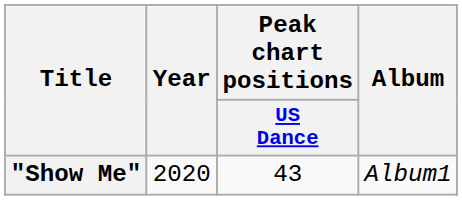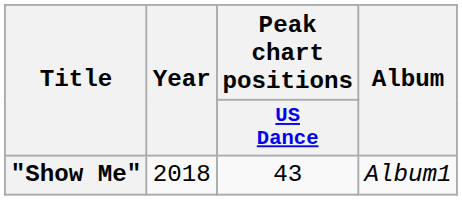(182, 175) 2020 -> (182, 175) 2018
